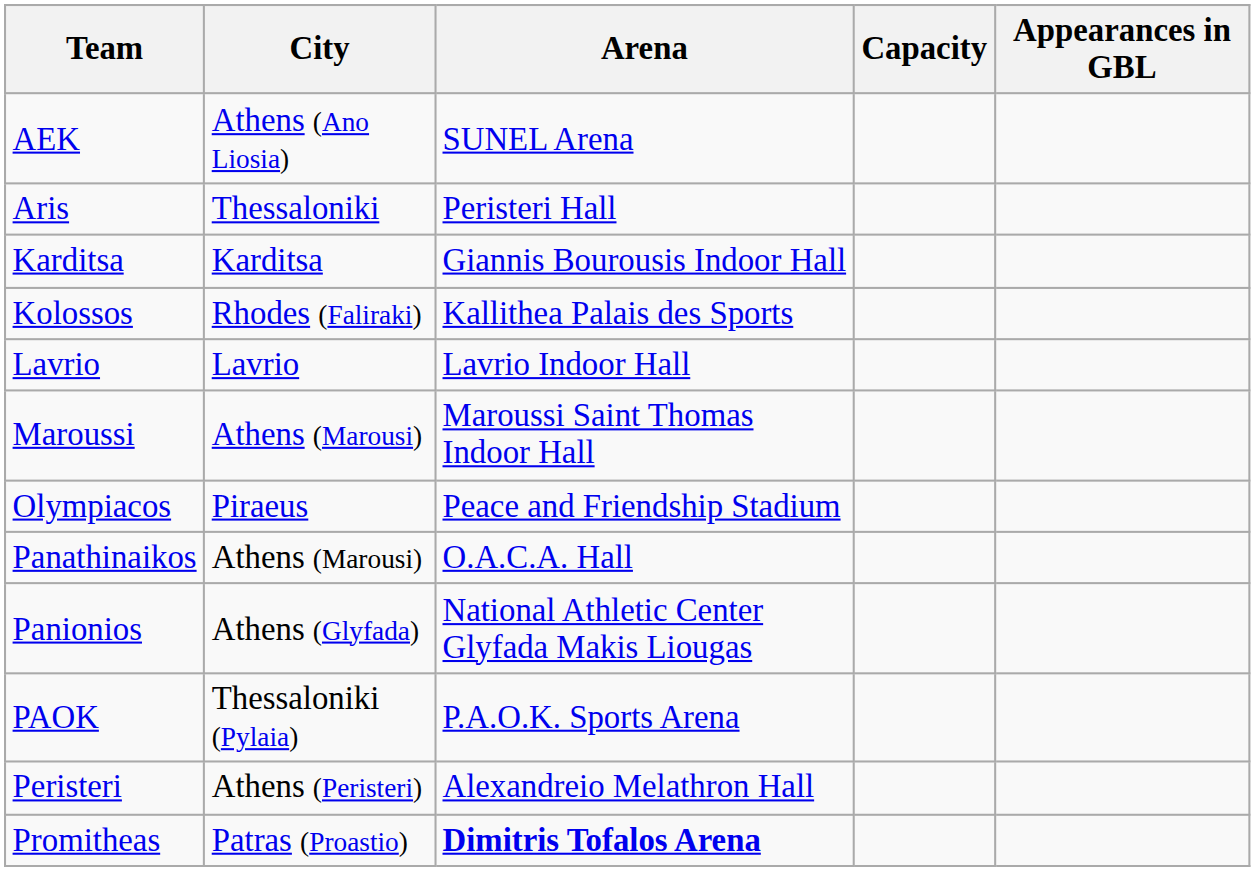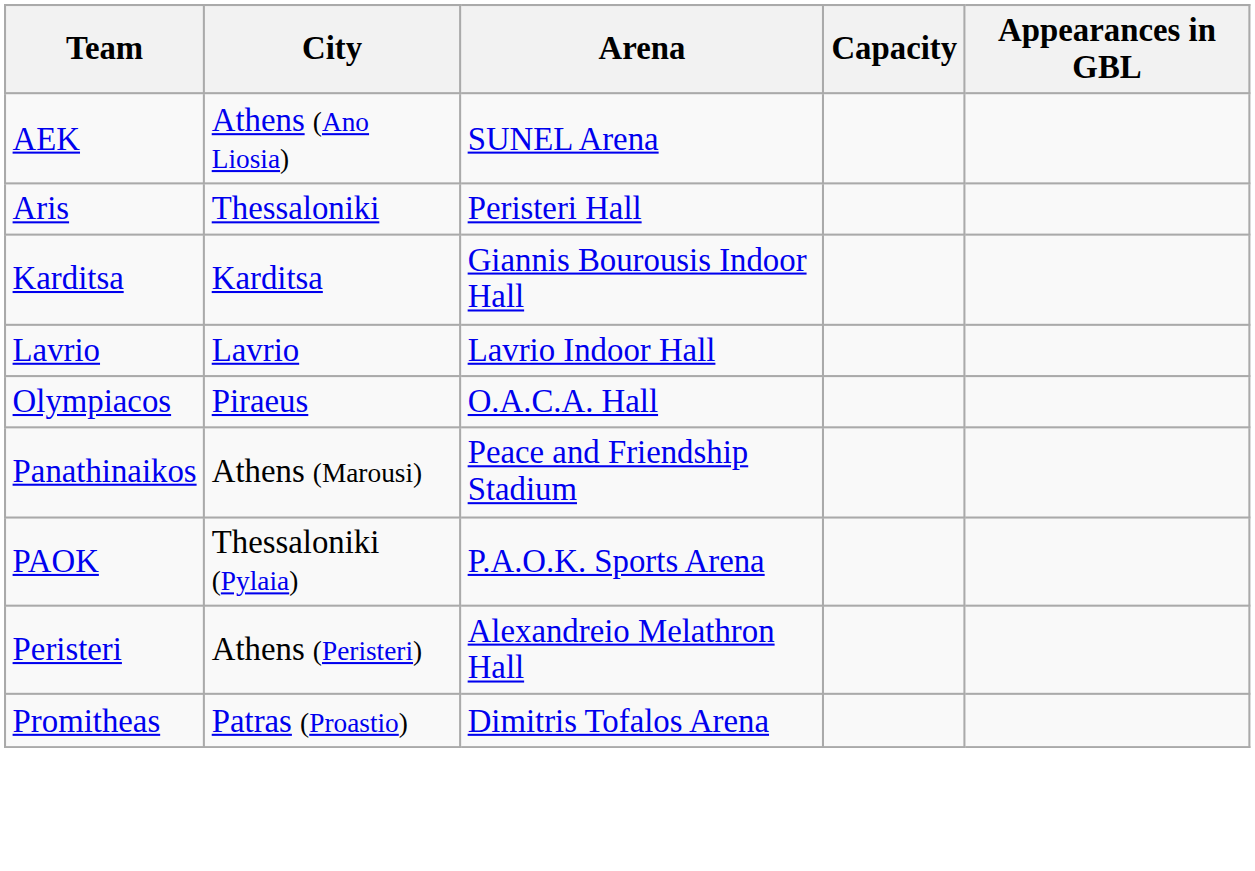- row: (73, 312)
- row: (74, 434)
(642, 505) Peace and Friendship Stadium -> (563, 401) O.A.C.A. Hall
(538, 557) O.A.C.A. Hall -> (608, 471) Peace and Friendship Stadium
- row: (77, 627)
(602, 839) bold -> (618, 720) normal
